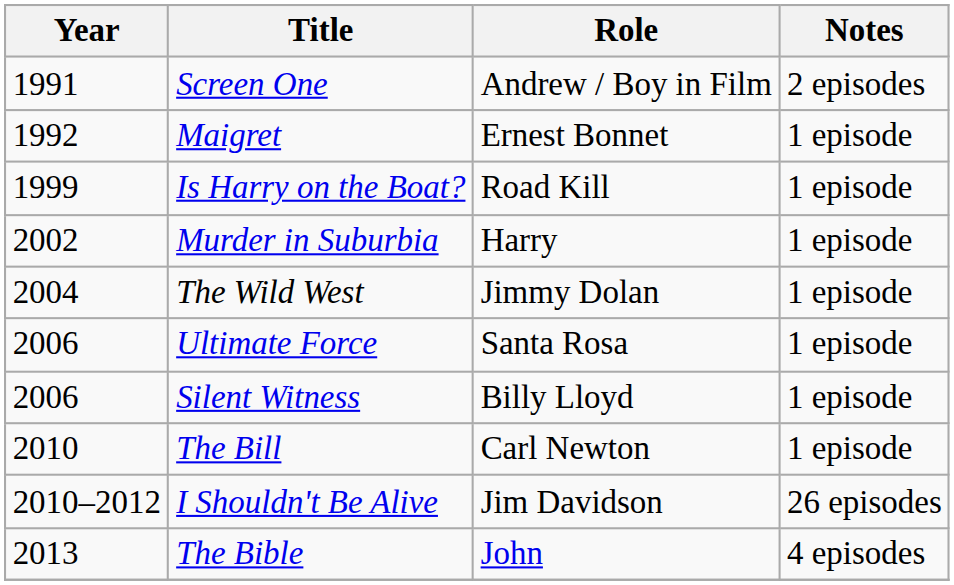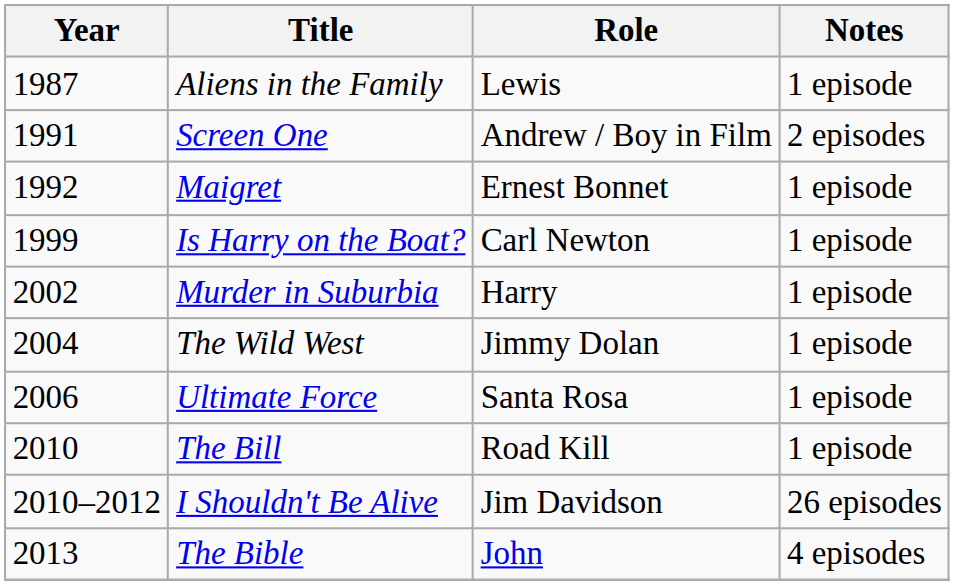+ row: (309, 82)
(545, 187) Road Kill -> (565, 239) Carl Newton
- row: (268, 396)
(565, 448) Carl Newton -> (545, 448) Road Kill
